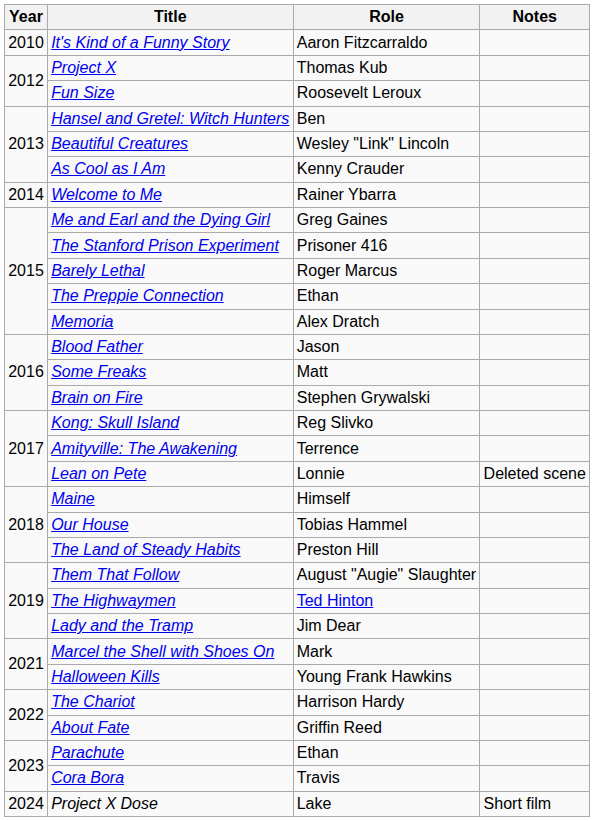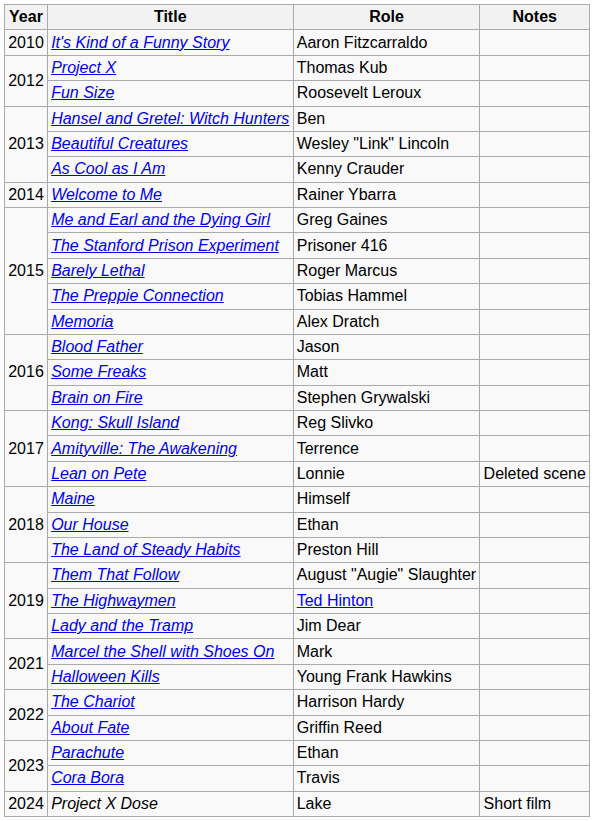(318, 296) Ethan -> (352, 296) Tobias Hammel
(352, 524) Tobias Hammel -> (318, 524) Ethan
